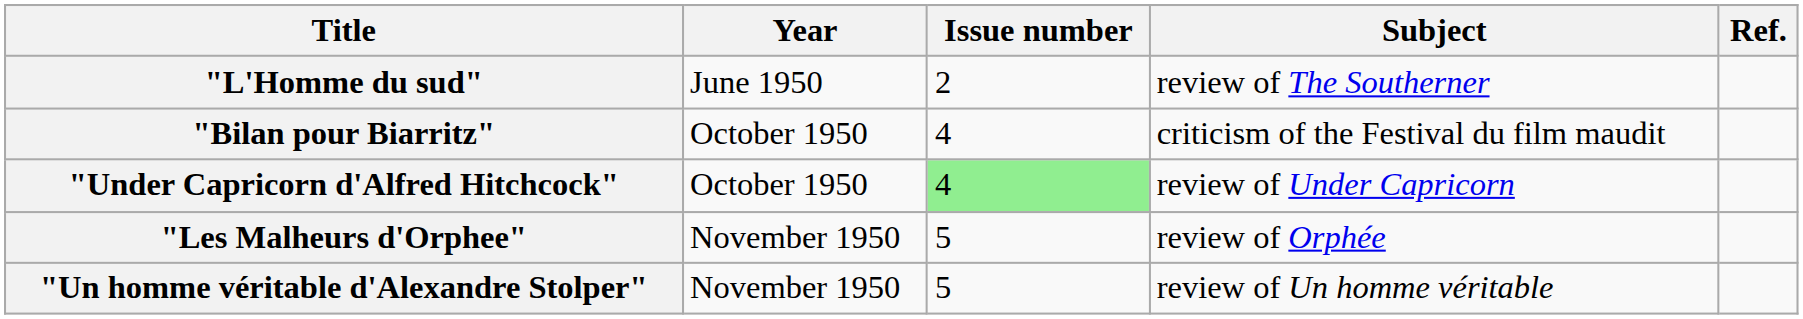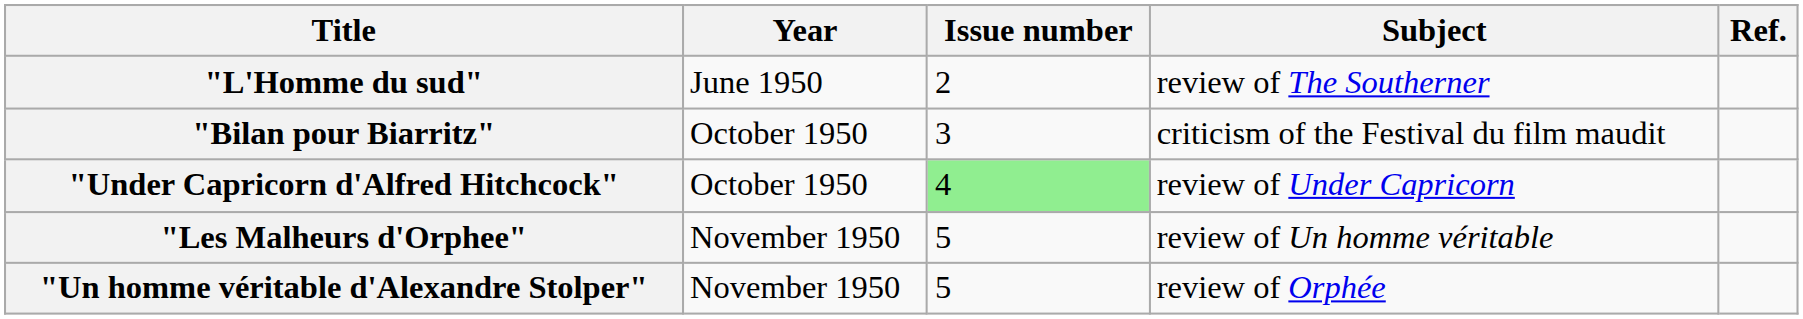(943, 133) 4 -> (943, 133) 3
(1271, 236) review of Orphée -> (1355, 236) review of Un homme véritable
(1355, 287) review of Un homme véritable -> (1271, 287) review of Orphée
